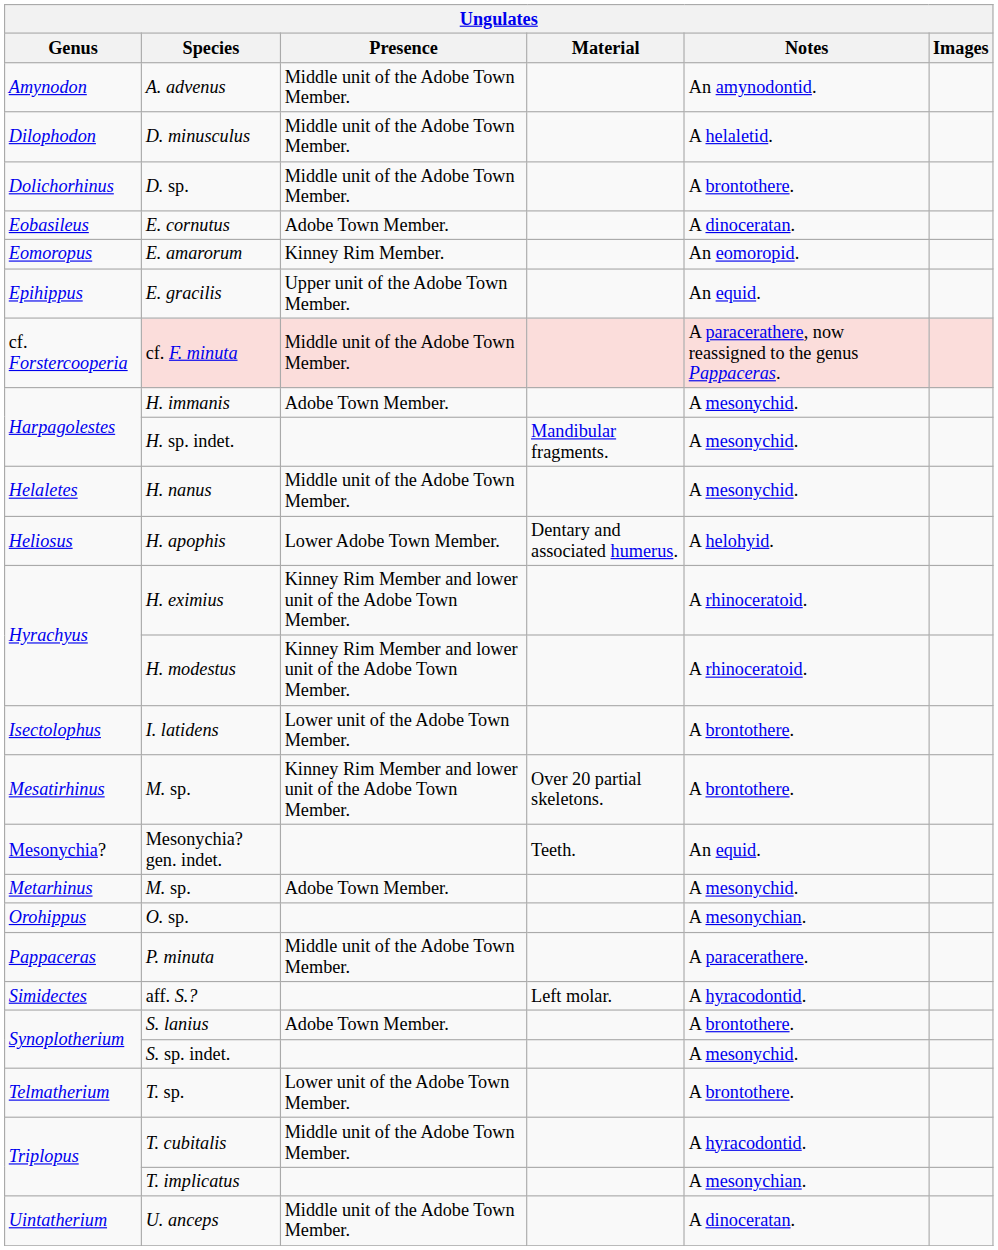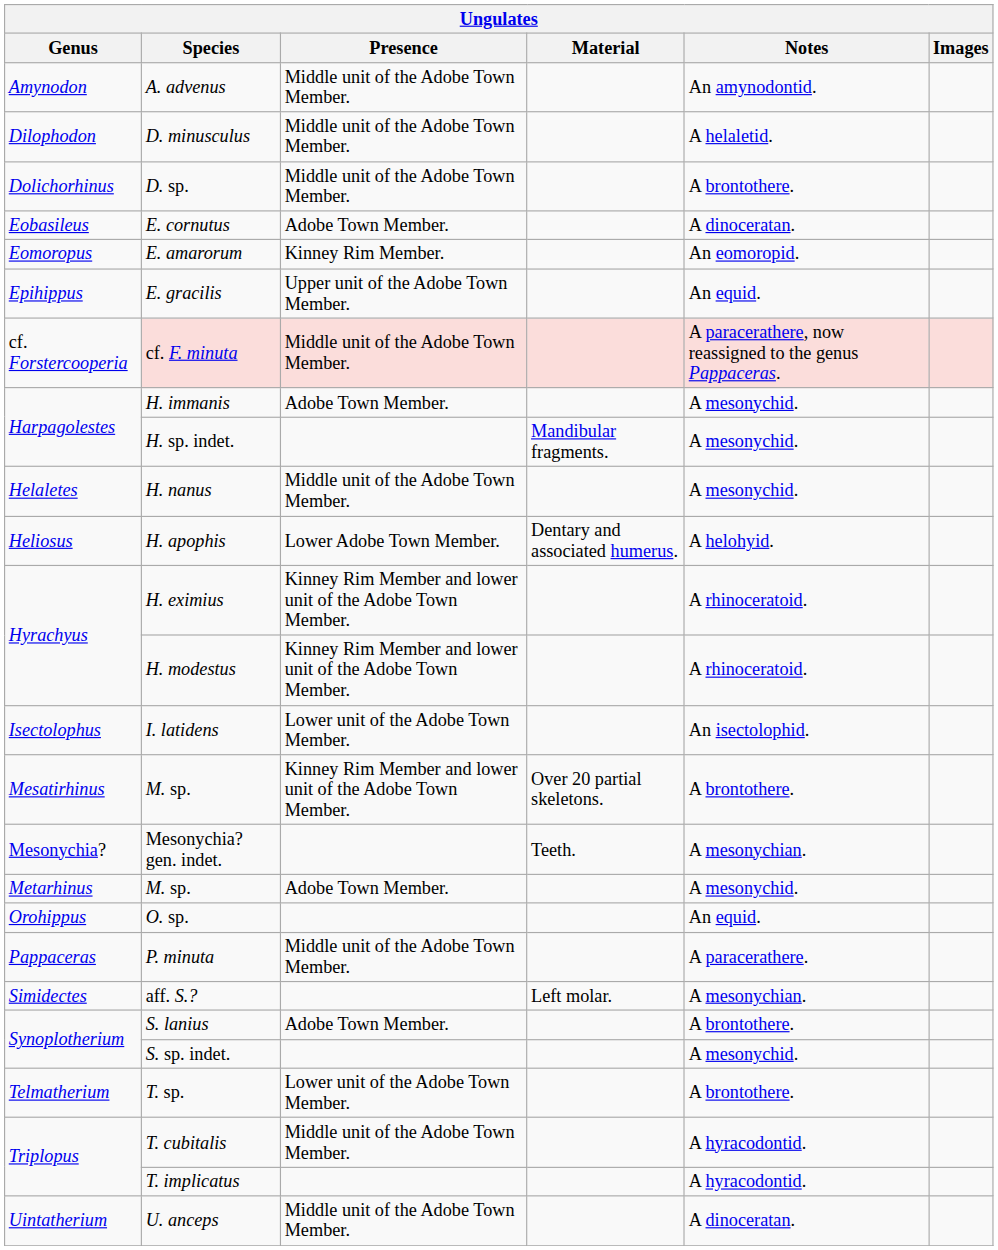(741, 729) A brontothere. -> (749, 729) An isectolophid.
(725, 849) An equid. -> (748, 849) A mesonychian.
(748, 917) A mesonychian. -> (725, 917) An equid.
(748, 995) A hyracodontid. -> (748, 995) A mesonychian.
(748, 1181) A mesonychian. -> (748, 1181) A hyracodontid.
